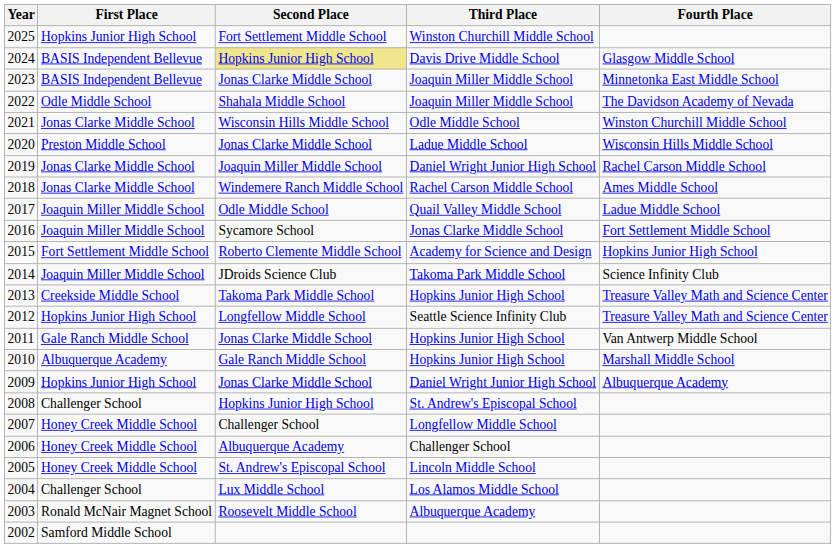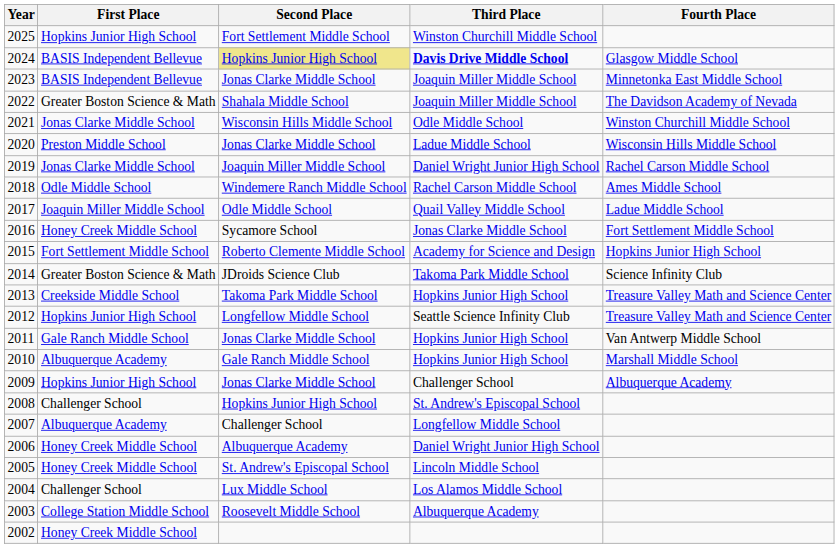(485, 58) normal -> (491, 58) bold
(96, 101) Odle Middle School -> (128, 101) Greater Boston Science & Math
(118, 187) Jonas Clarke Middle School -> (96, 187) Odle Middle School
(123, 230) Joaquin Miller Middle School -> (119, 230) Honey Creek Middle School
(123, 274) Joaquin Miller Middle School -> (128, 274) Greater Boston Science & Math
(503, 381) Daniel Wright Junior High School -> (463, 381) Challenger School
(119, 425) Honey Creek Middle School -> (104, 425) Albuquerque Academy
(460, 446) Challenger School -> (506, 446) Daniel Wright Junior High School
(127, 511) Ronald McNair Magnet School -> (125, 511) College Station Middle School
(106, 532) Samford Middle School -> (119, 532) Honey Creek Middle School
